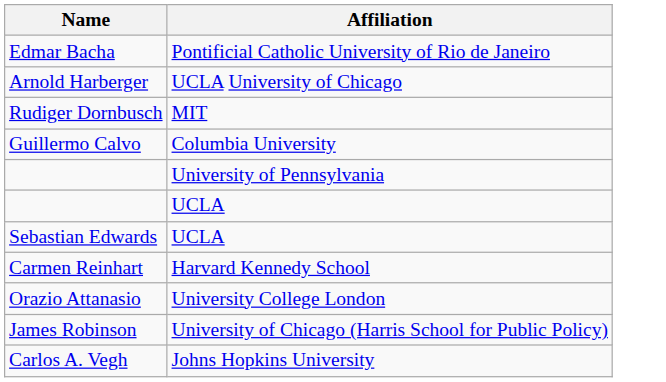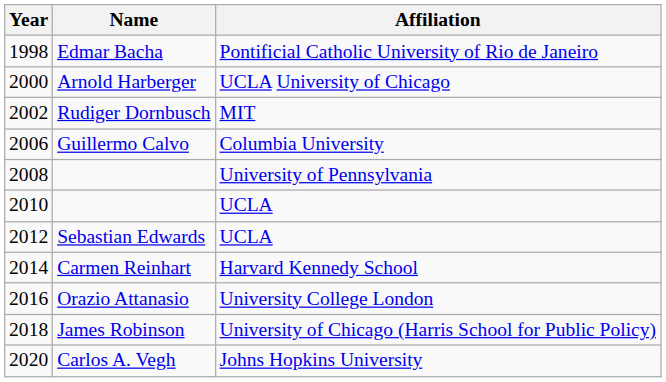+ column: (29, 19)
